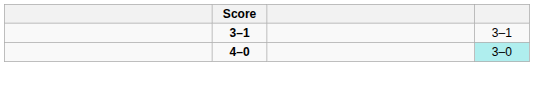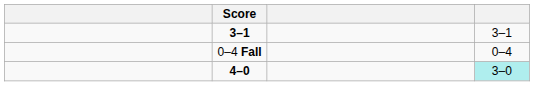+ row: (240, 52)
